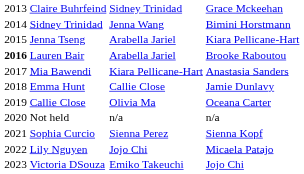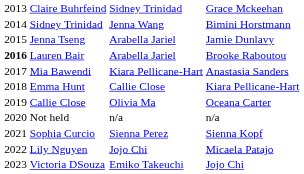(253, 39) Kiara Pellicane-Hart -> (240, 39) Jamie Dunlavy
(240, 86) Jamie Dunlavy -> (253, 86) Kiara Pellicane-Hart
